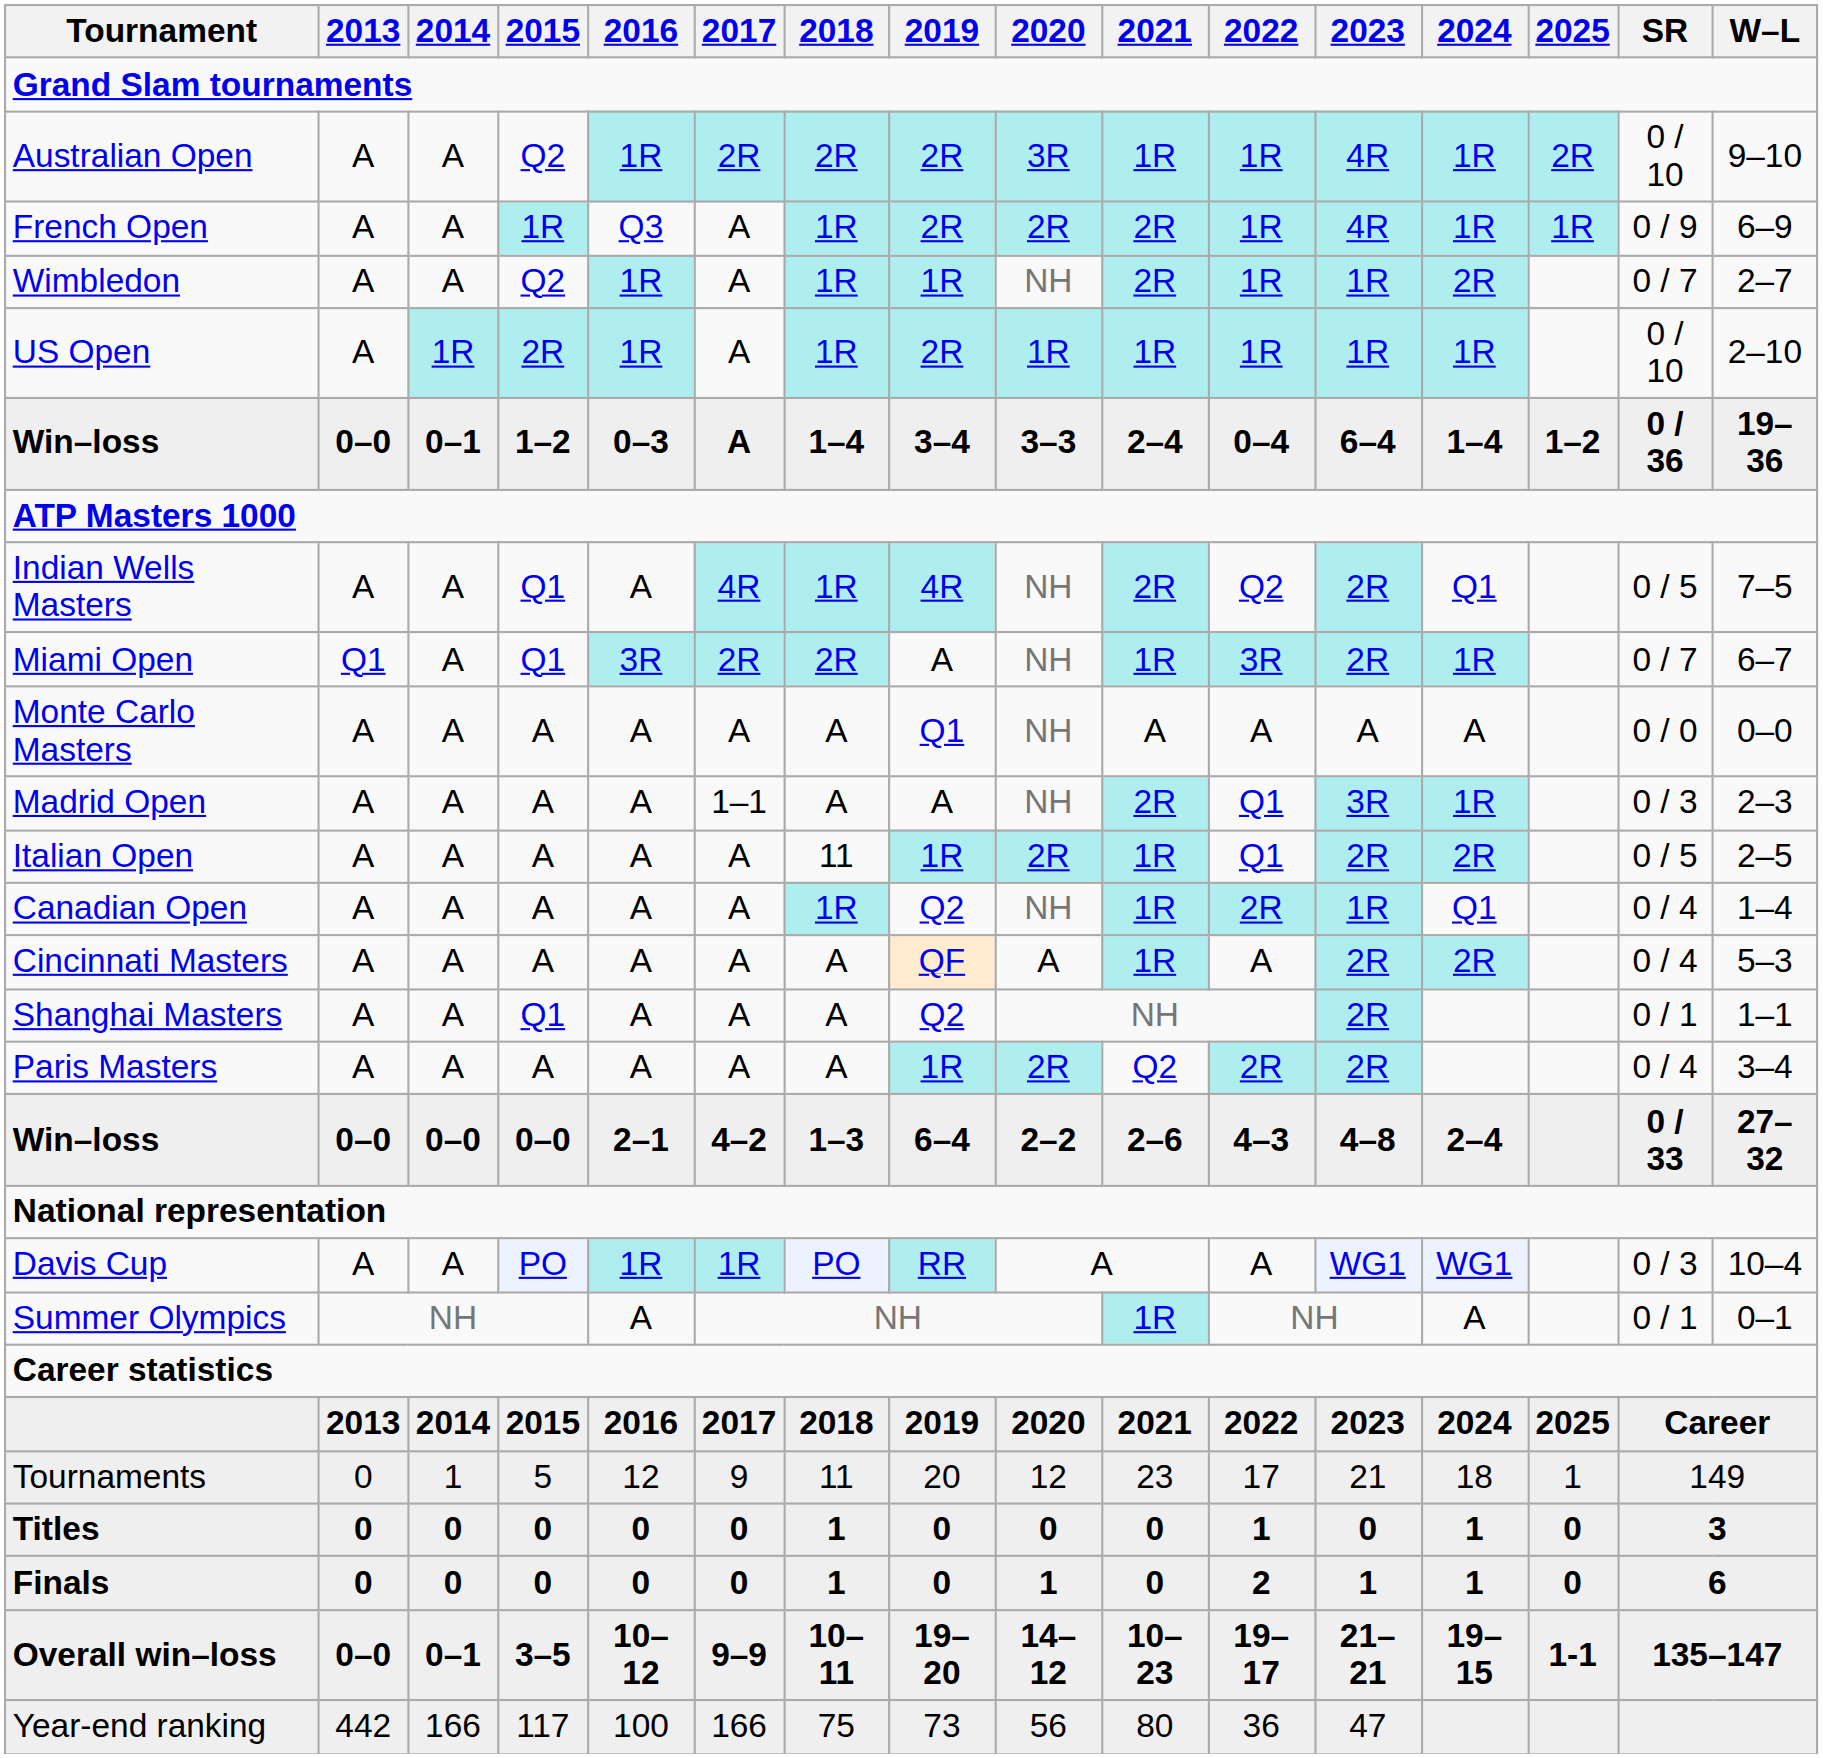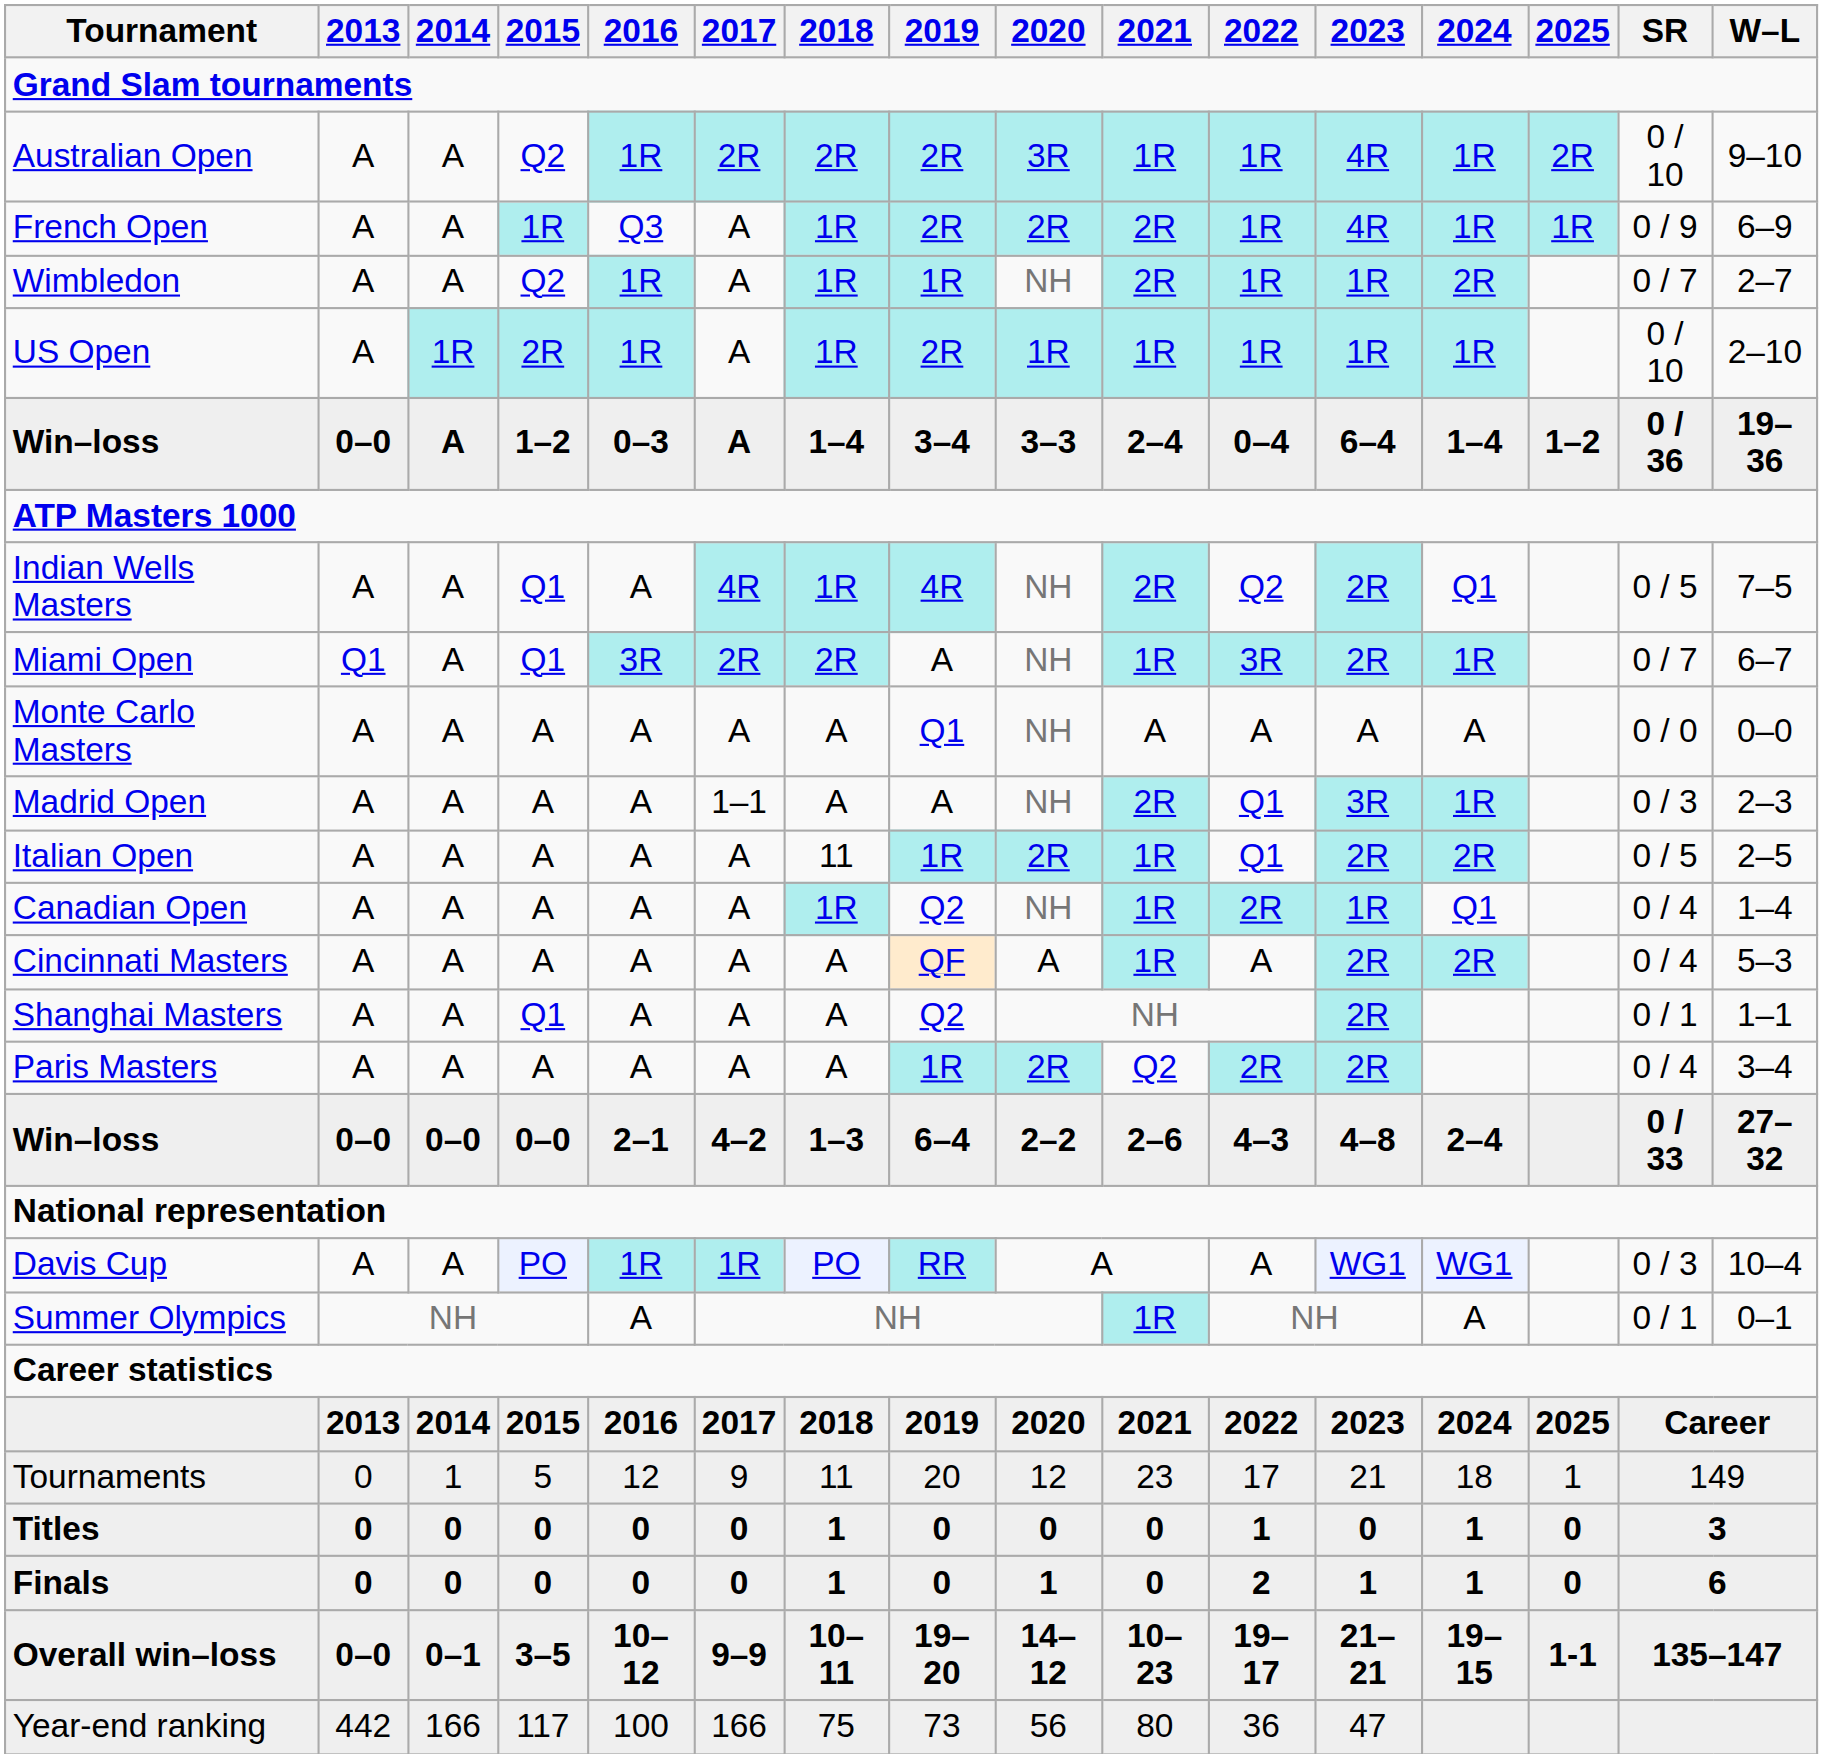(453, 443) 0–1 -> (453, 443) A
